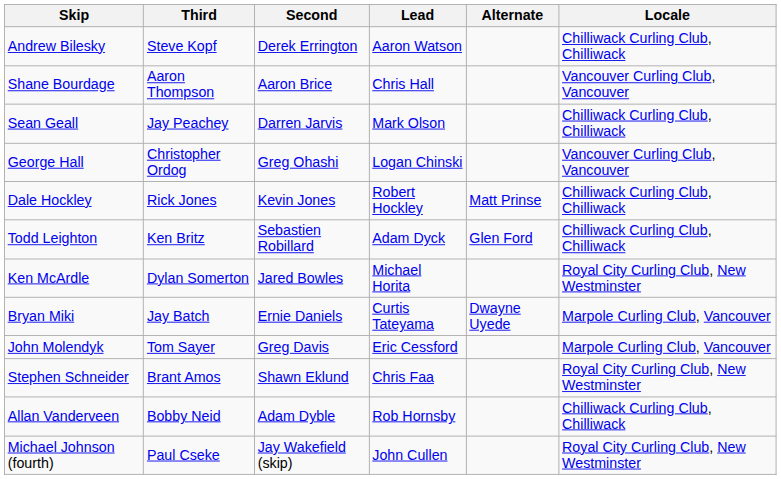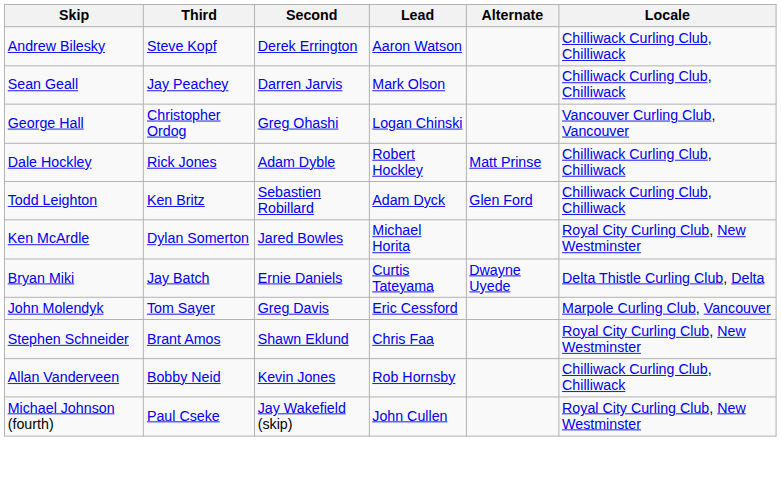- row: (61, 84)
(296, 200) Kevin Jones -> (296, 162) Adam Dyble
(666, 316) Marpole Curling Club, Vancouver -> (663, 278) Delta Thistle Curling Club, Delta
(296, 416) Adam Dyble -> (296, 377) Kevin Jones
